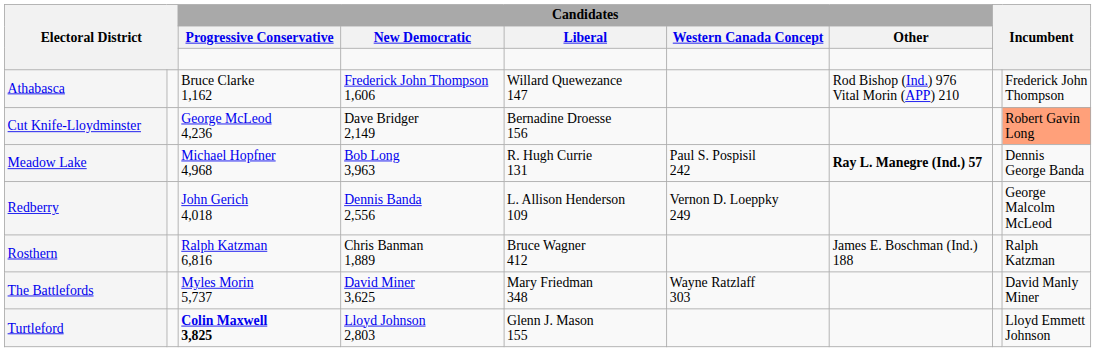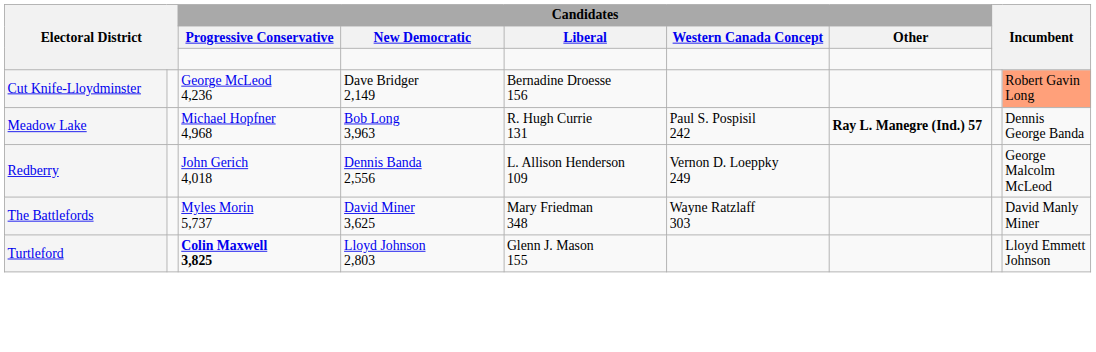- row: (36, 88)
- row: (32, 253)
